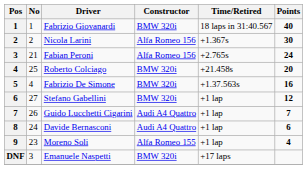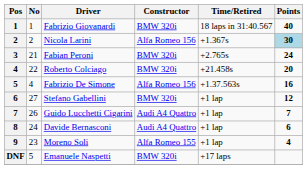(288, 40) no background -> (288, 40) lightblue background
(166, 55) Alfa Romeo 156 -> (157, 55) BMW 320i
(33, 69) 25 -> (33, 69) 22
(157, 84) BMW 320i -> (166, 84) Alfa Romeo 156
(31, 157) 3 -> (31, 157) 5
